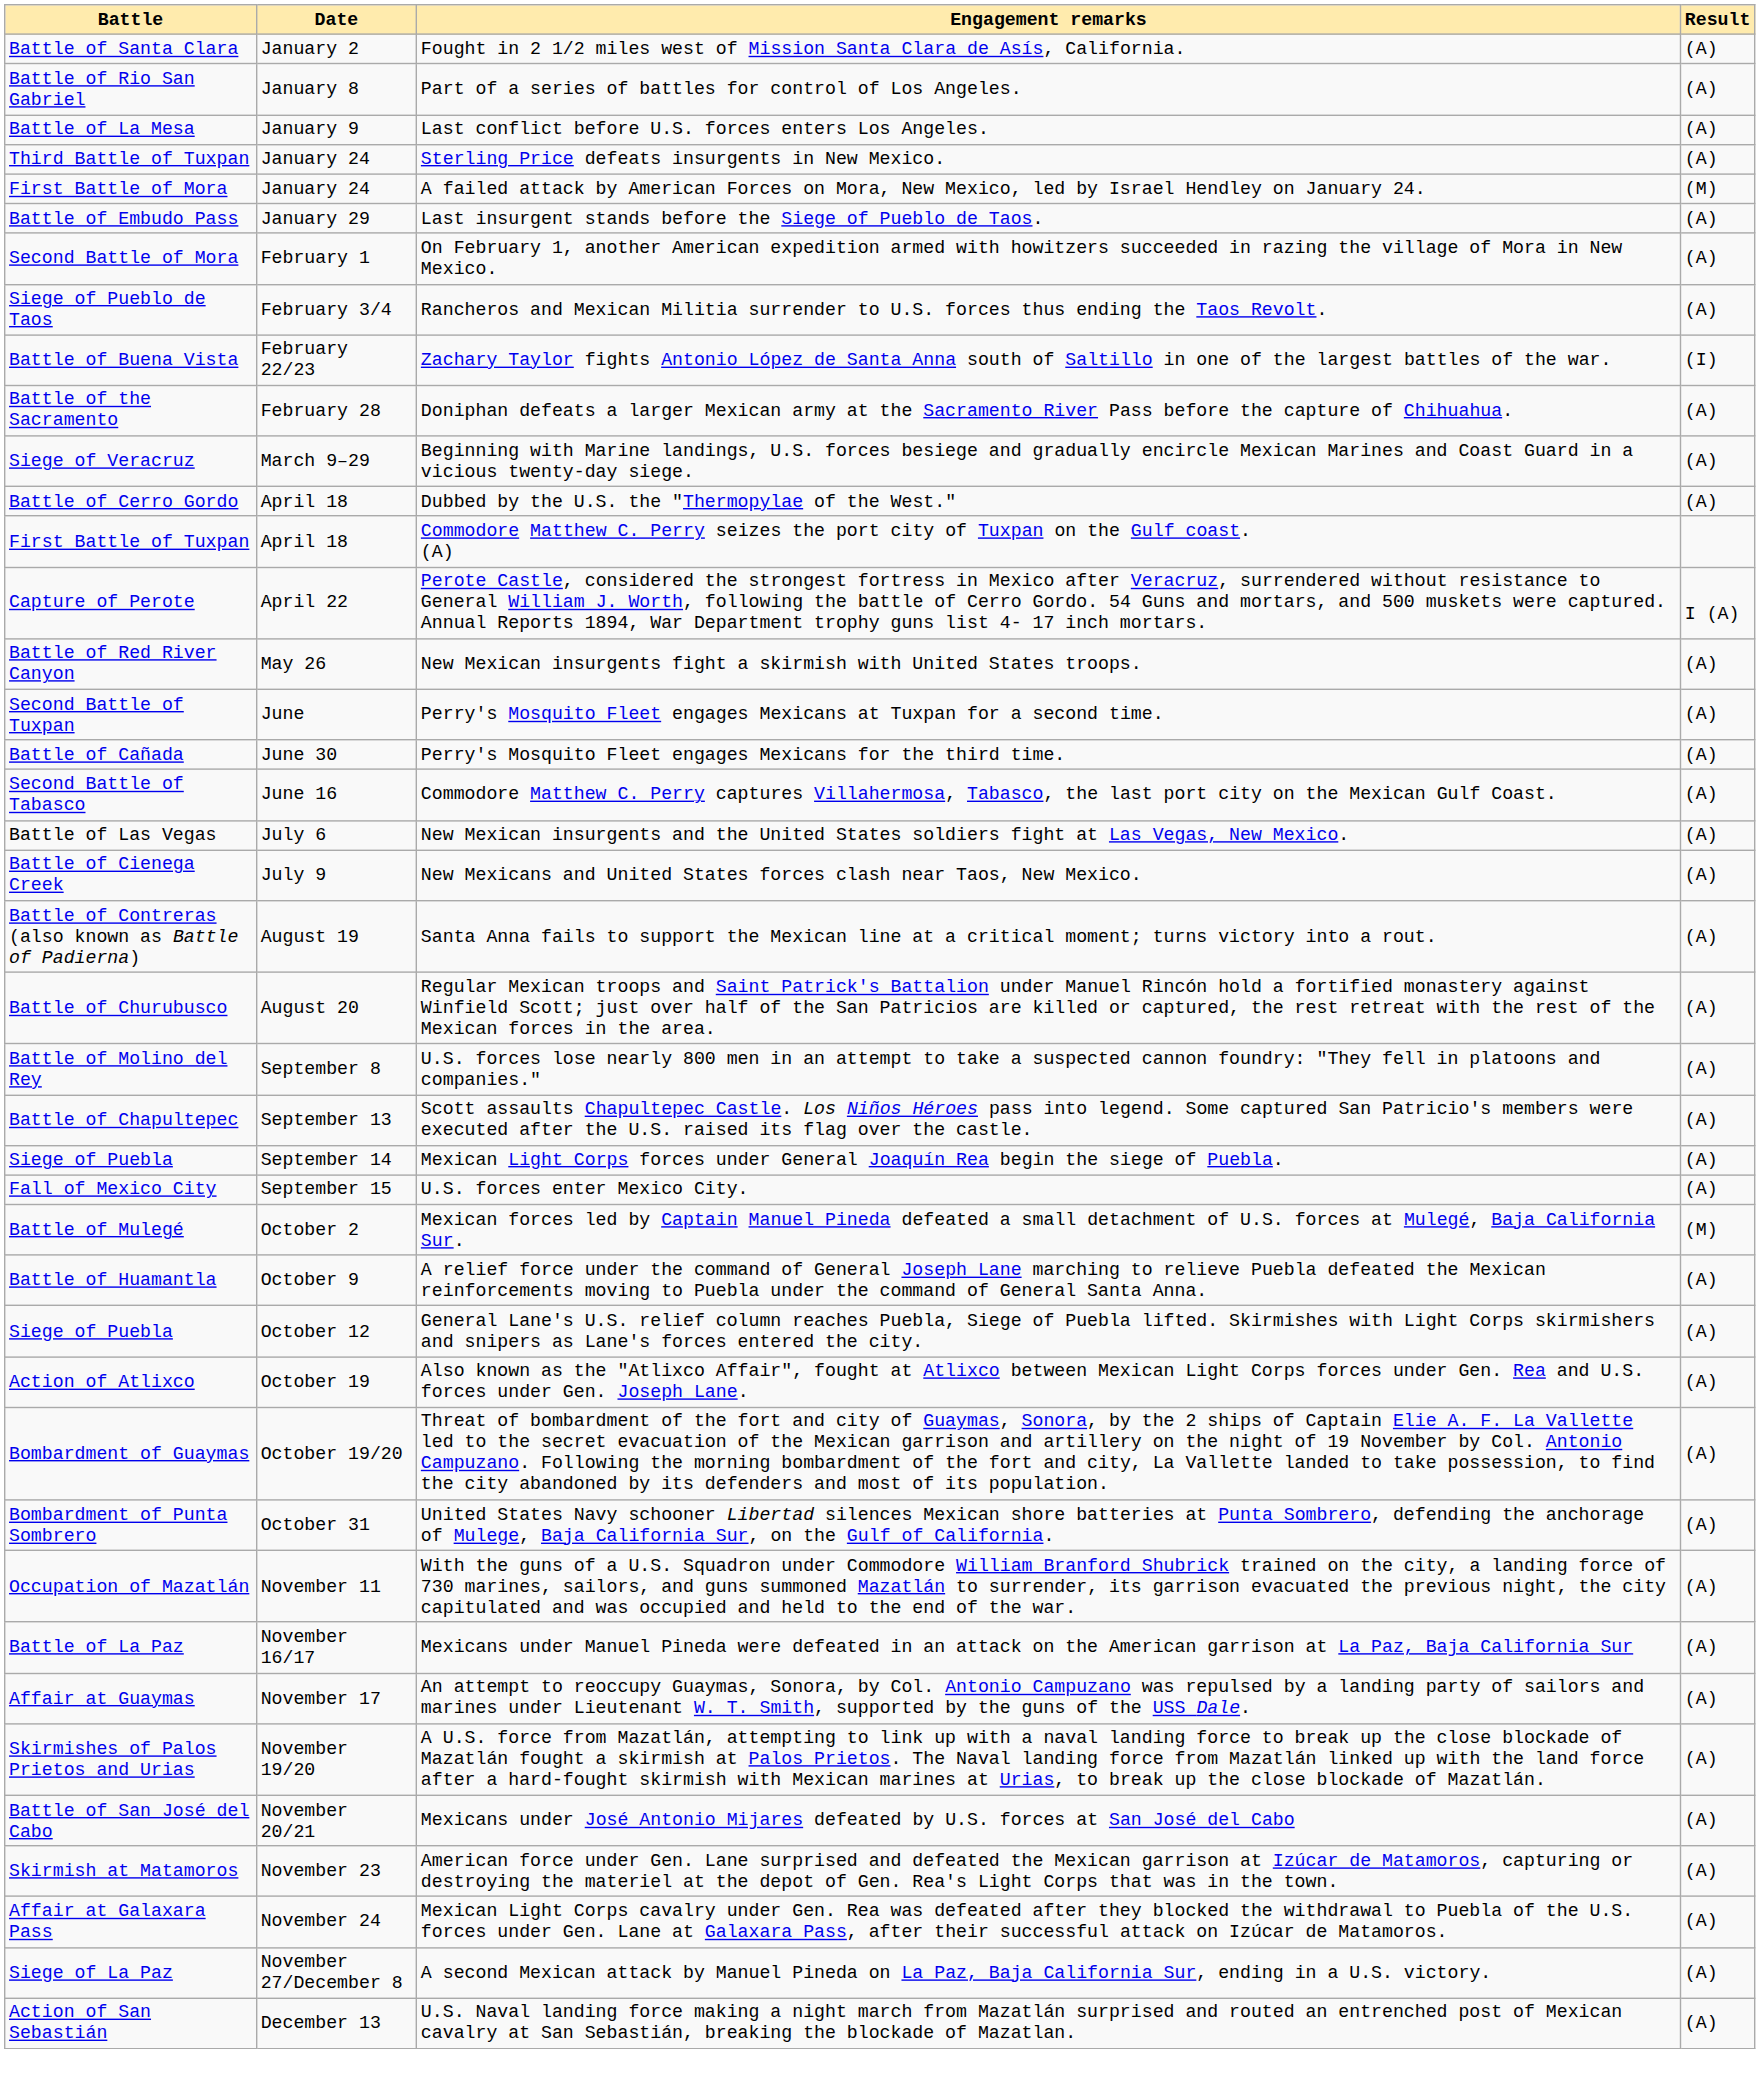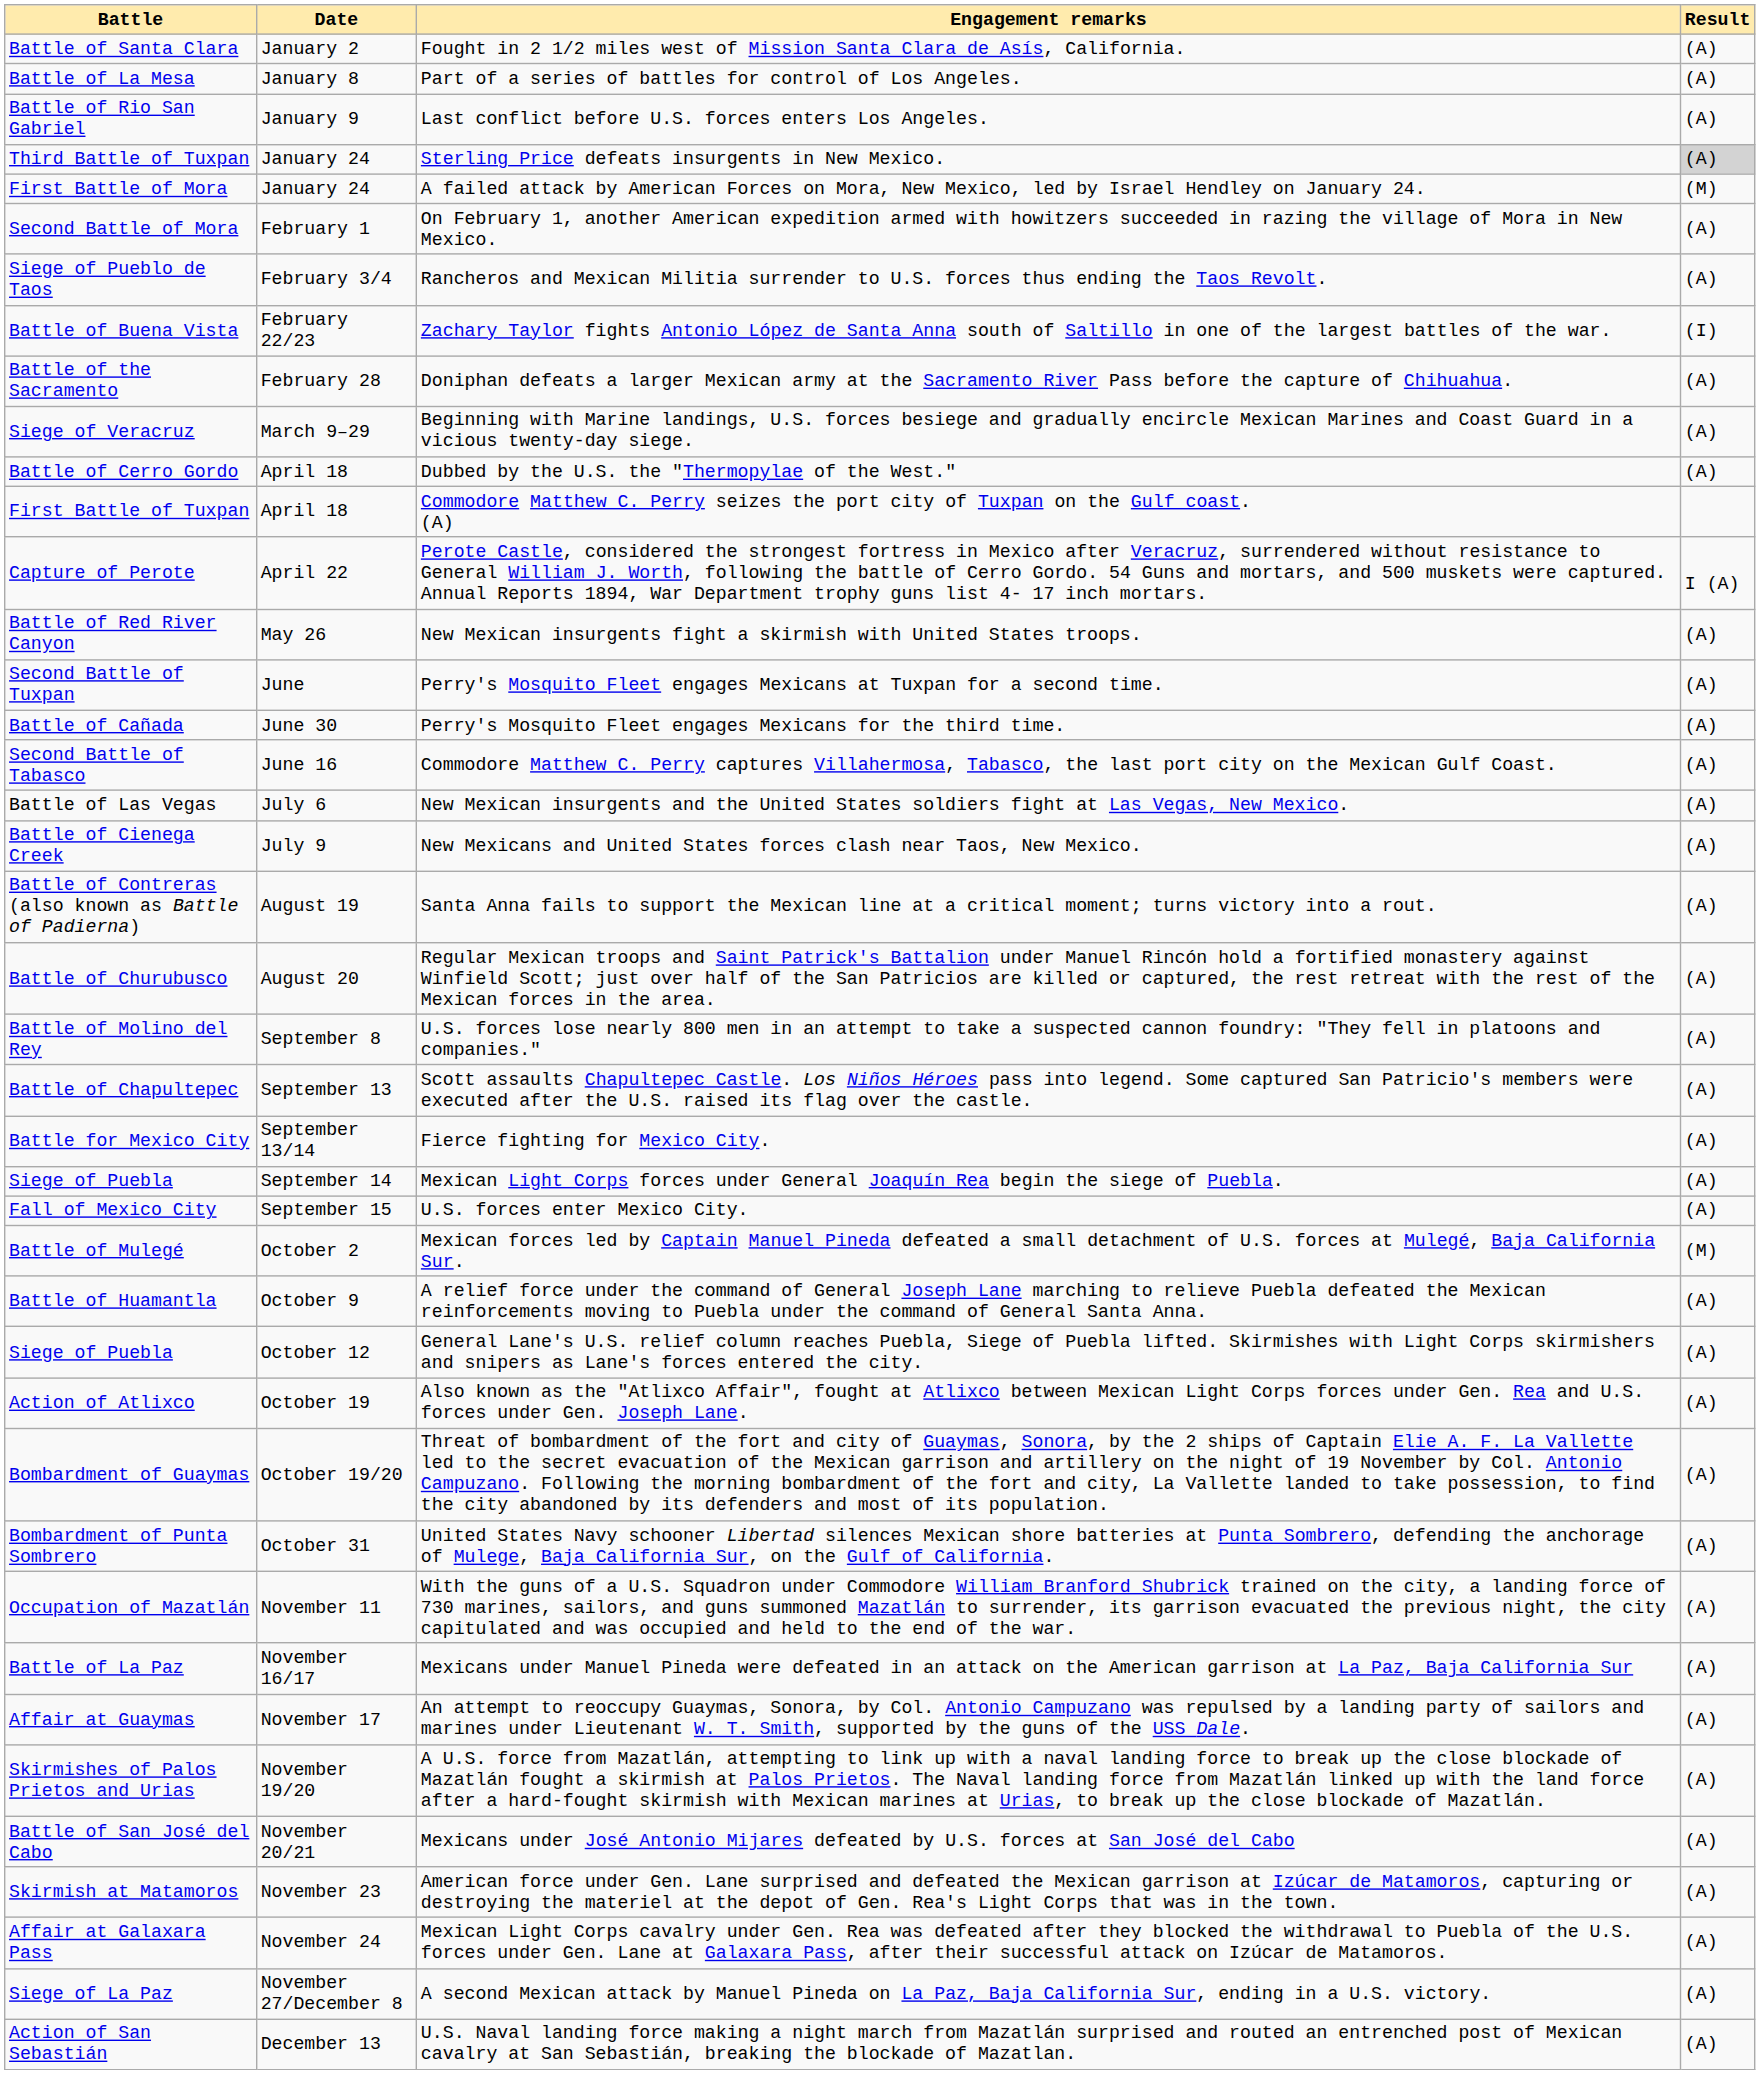(102, 89) Battle of Rio San Gabriel -> (102, 79) Battle of La Mesa
(102, 130) Battle of La Mesa -> (102, 119) Battle of Rio San Gabriel
(1701, 159) no background -> (1701, 159) lightgrey background
- row: (732, 219)
+ row: (596, 1141)
